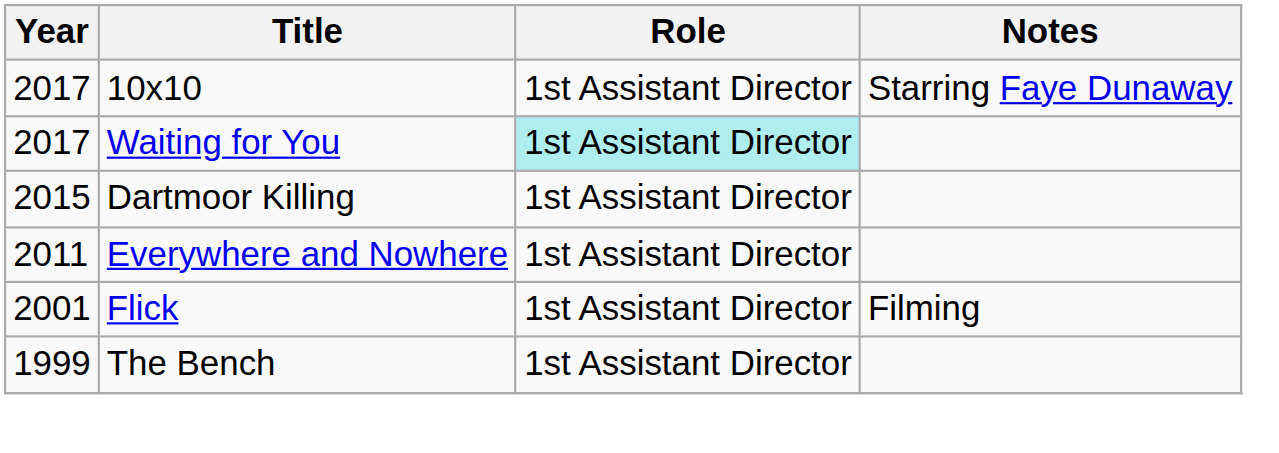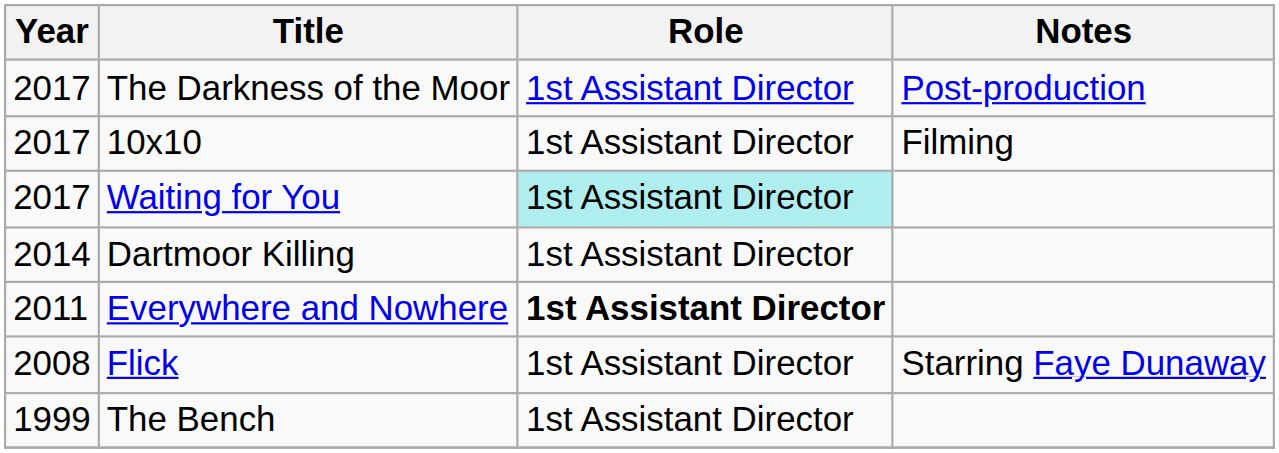+ row: (308, 87)
(1050, 87) Starring Faye Dunaway -> (958, 142) Filming
(52, 198) 2015 -> (52, 253) 2014
(688, 253) normal -> (706, 308) bold
(52, 308) 2001 -> (52, 364) 2008
(924, 308) Filming -> (1084, 364) Starring Faye Dunaway
